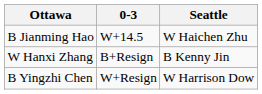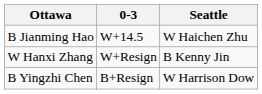(127, 57) B+Resign -> (128, 57) W+Resign
(128, 78) W+Resign -> (127, 78) B+Resign
